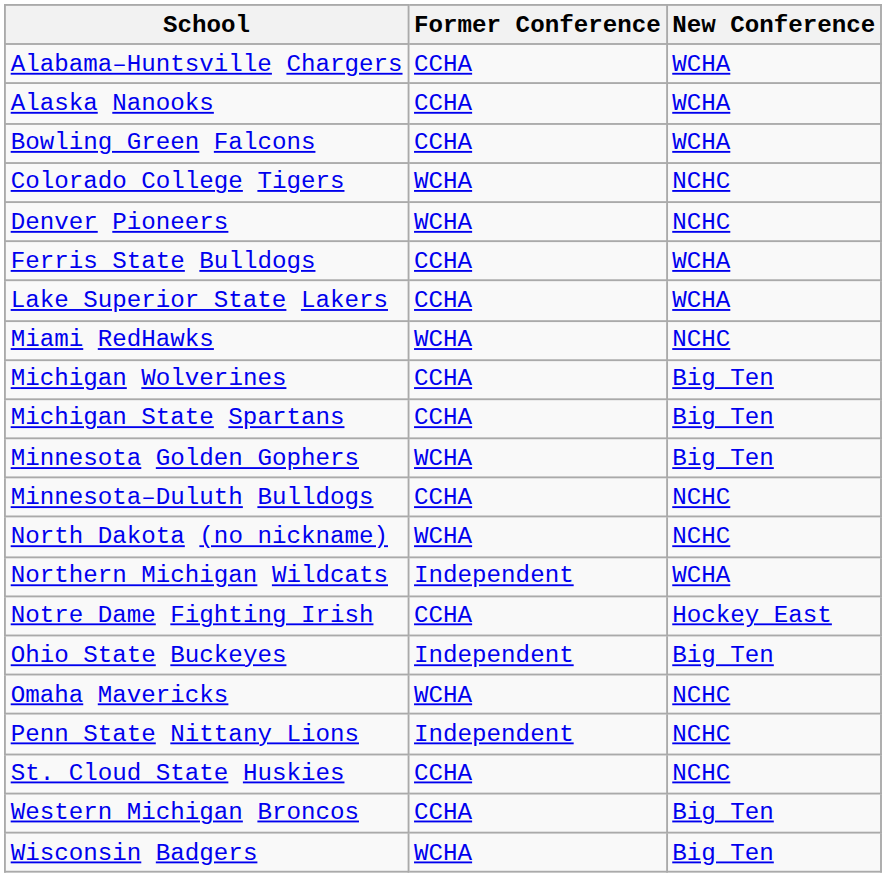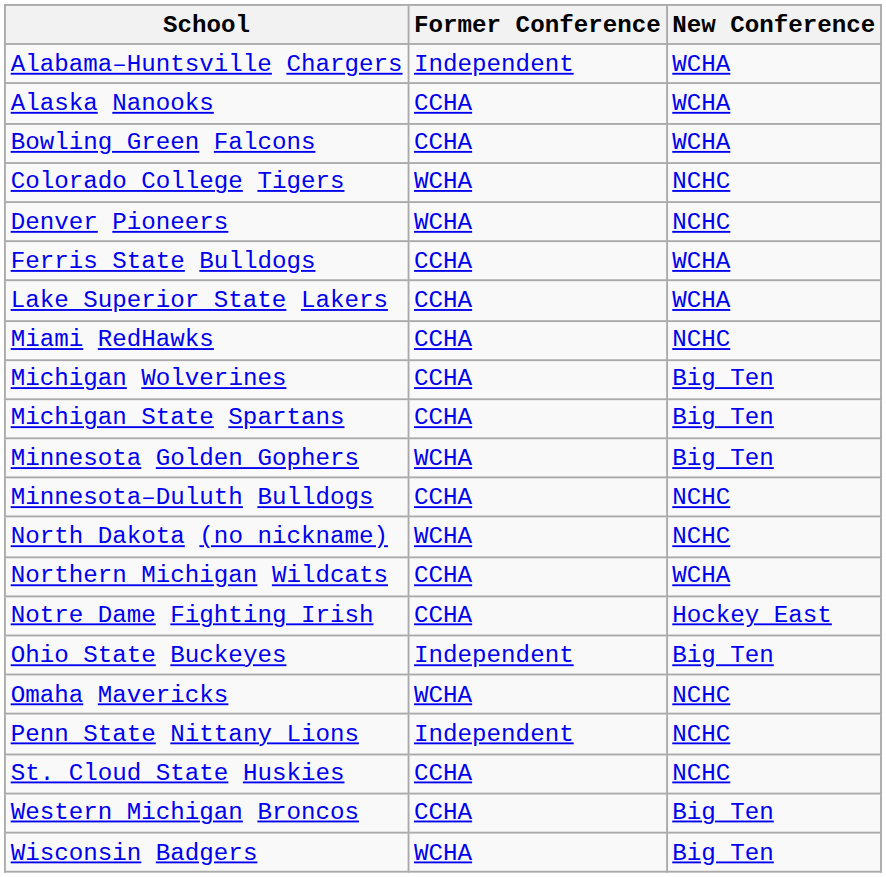(443, 64) CCHA -> (494, 64) Independent
(443, 340) WCHA -> (443, 340) CCHA
(494, 576) Independent -> (443, 576) CCHA
